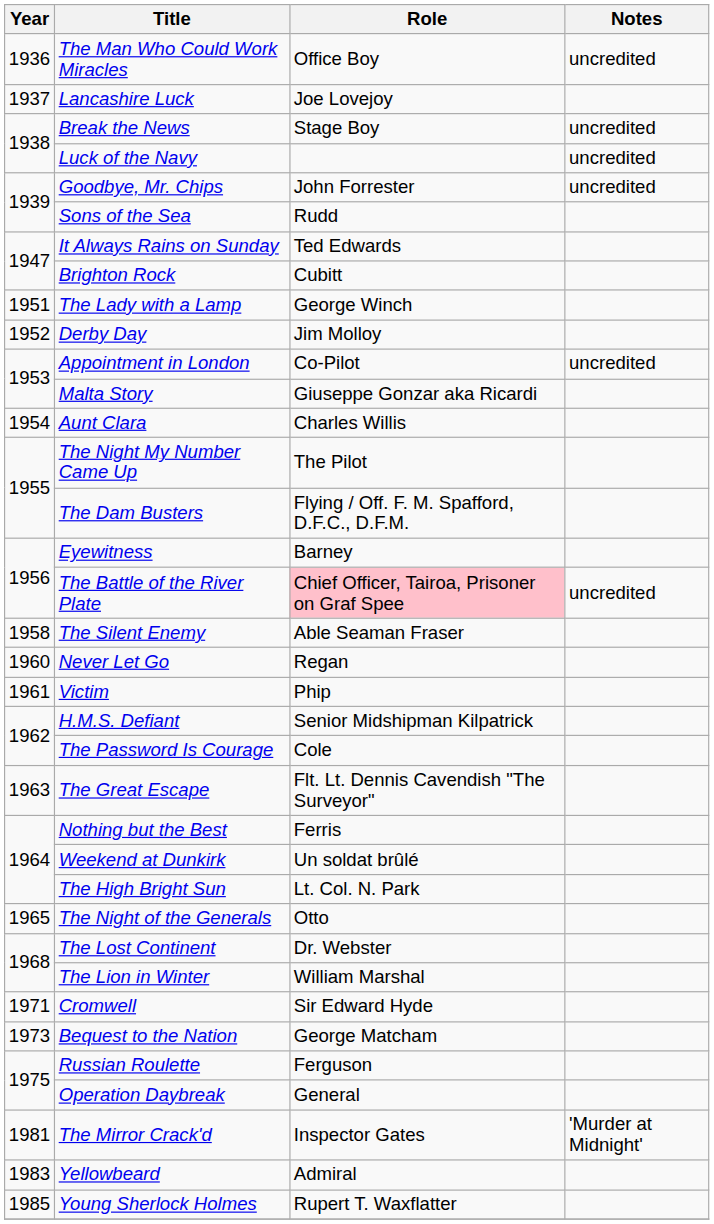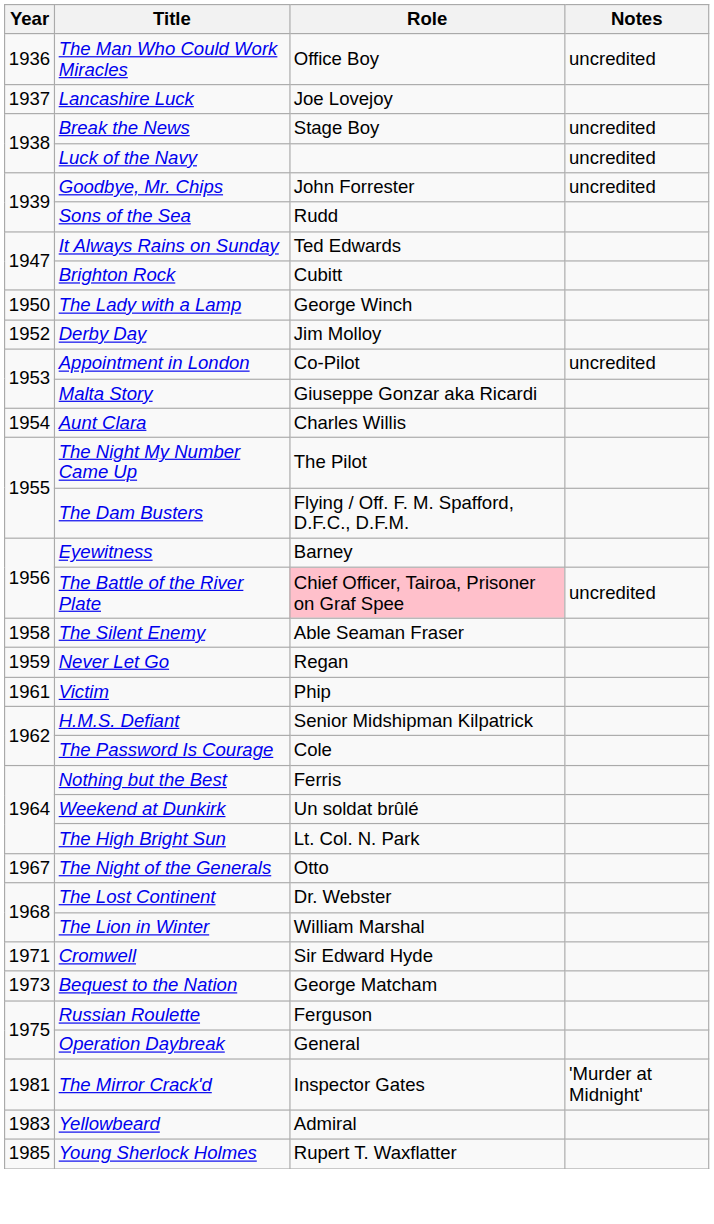(30, 305) 1951 -> (30, 305) 1950
(30, 662) 1960 -> (30, 662) 1959
- row: (134, 790)
(30, 918) 1965 -> (30, 868) 1967
